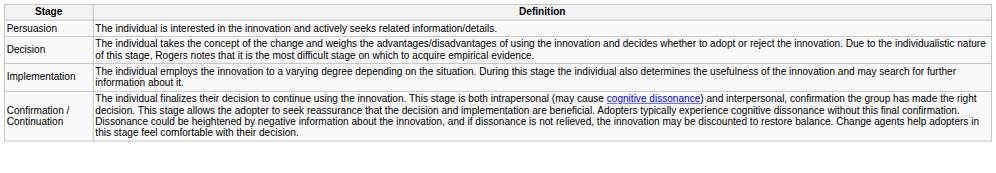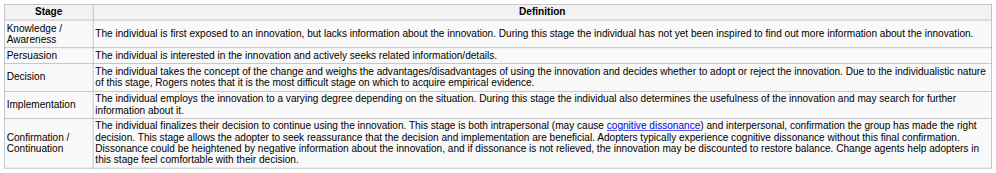+ row: (34, 34)
